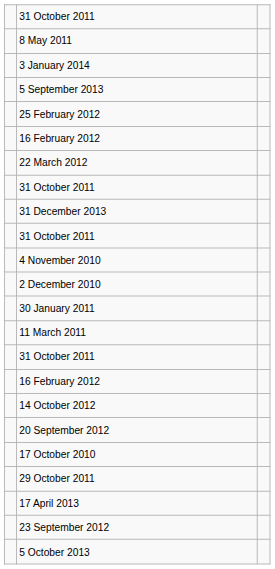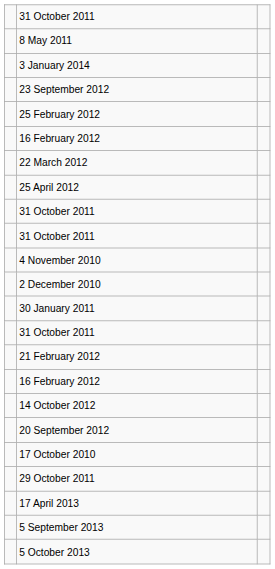rows swapped: (11, 527) <-> (11, 90)
+ row: (11, 187)
- row: (11, 211)
- row: (11, 333)
+ row: (11, 357)
